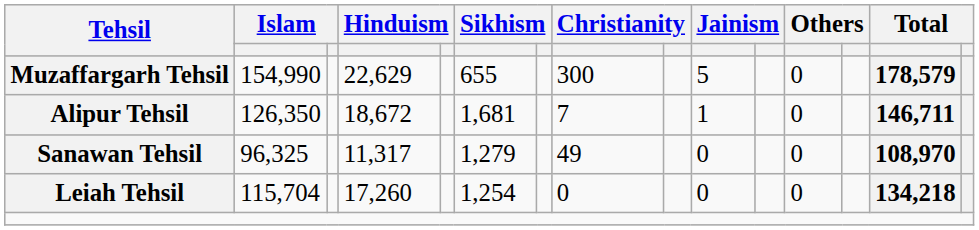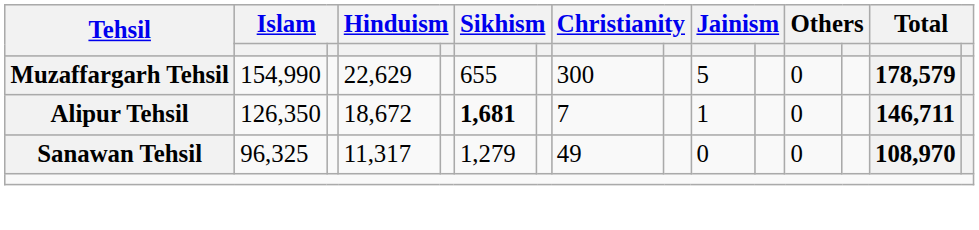(488, 114) normal -> (488, 114) bold
- row: (120, 192)
